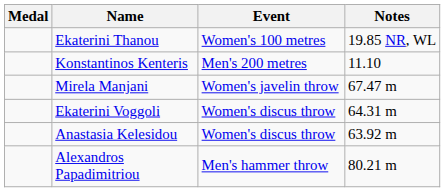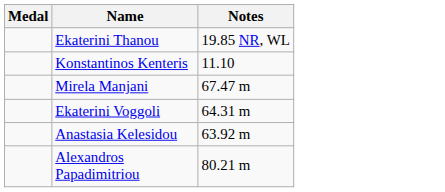- column: (271, 16)
